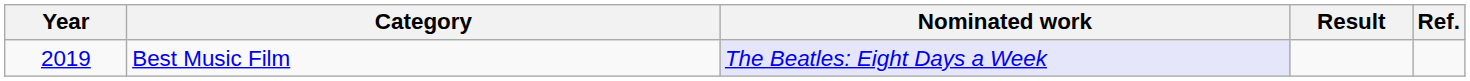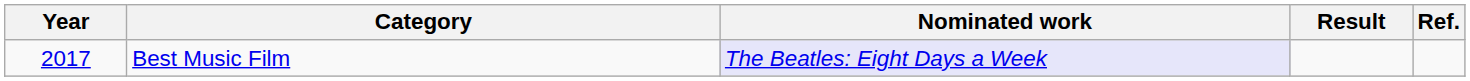(66, 57) 2019 -> (66, 57) 2017
